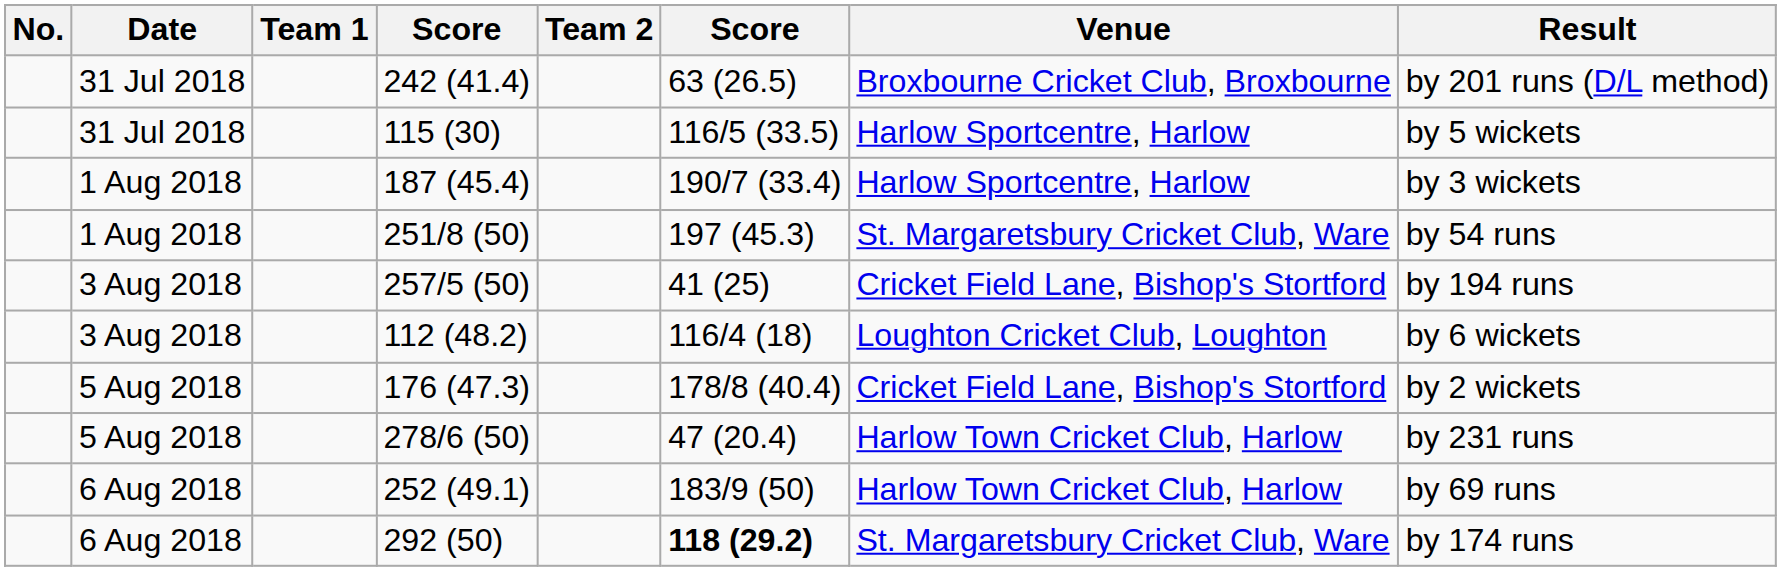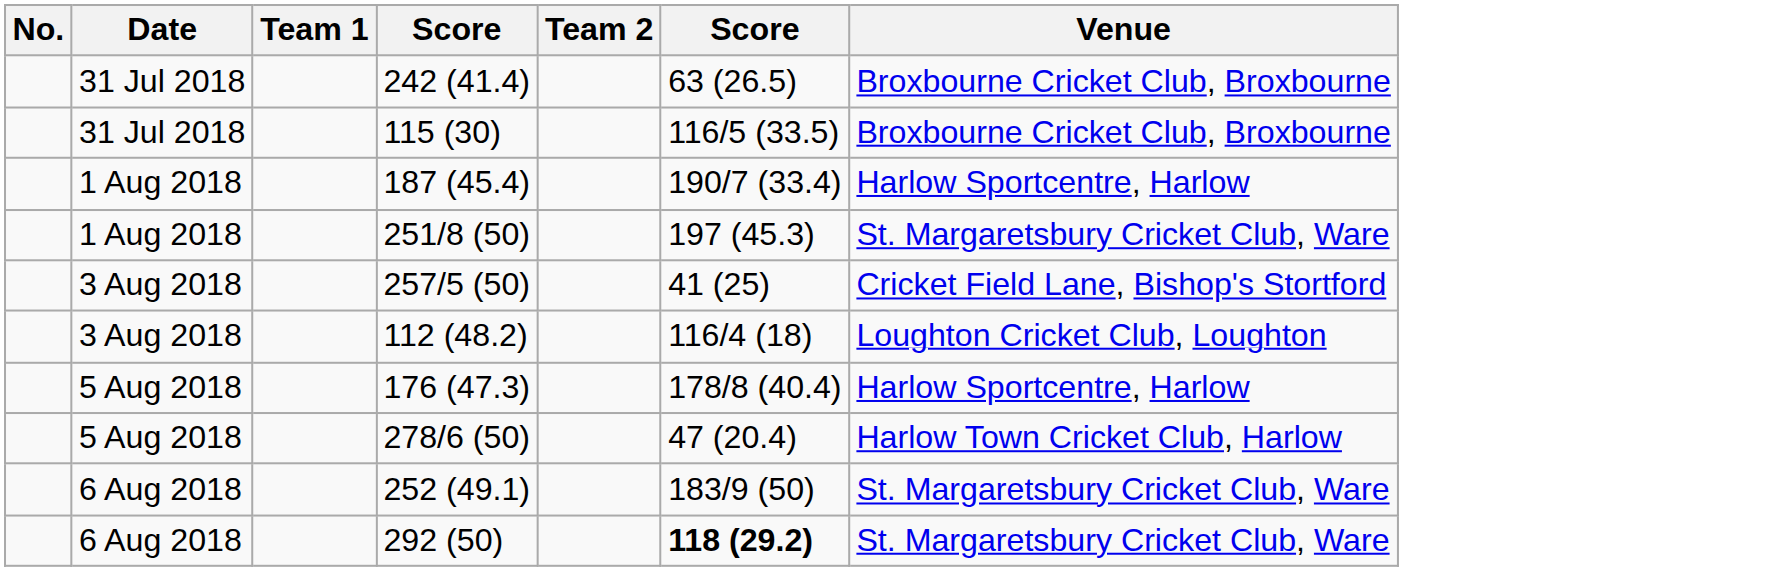- column: (1587, 30)
(1053, 132) Harlow Sportcentre, Harlow -> (1124, 132) Broxbourne Cricket Club, Broxbourne
(1121, 387) Cricket Field Lane, Bishop's Stortford -> (1053, 387) Harlow Sportcentre, Harlow
(1099, 489) Harlow Town Cricket Club, Harlow -> (1123, 489) St. Margaretsbury Cricket Club, Ware
